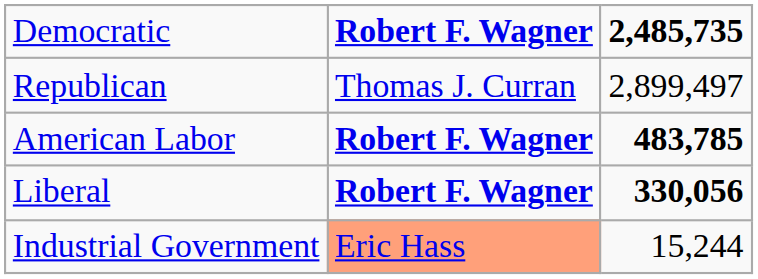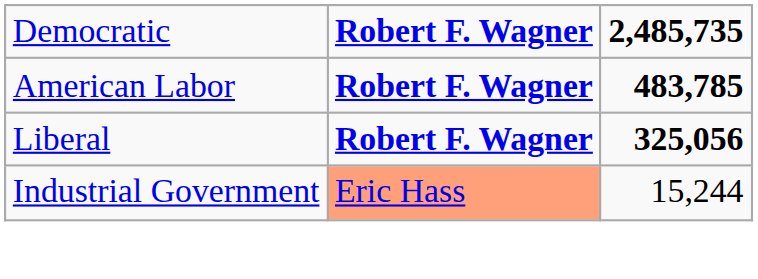- row: (90, 84)
(689, 191) 330,056 -> (689, 138) 325,056
